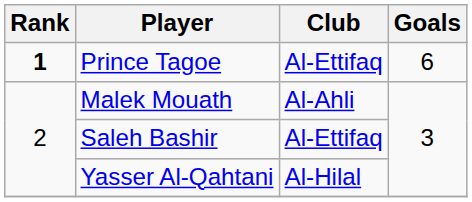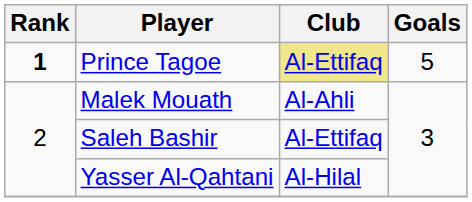(334, 61) no background -> (334, 61) khaki background
(427, 61) 6 -> (427, 61) 5
